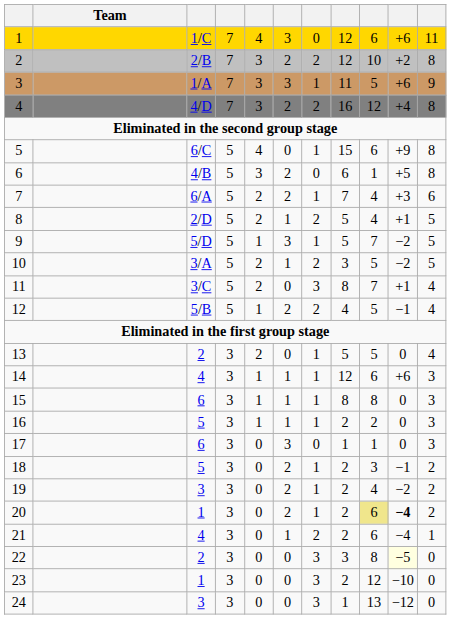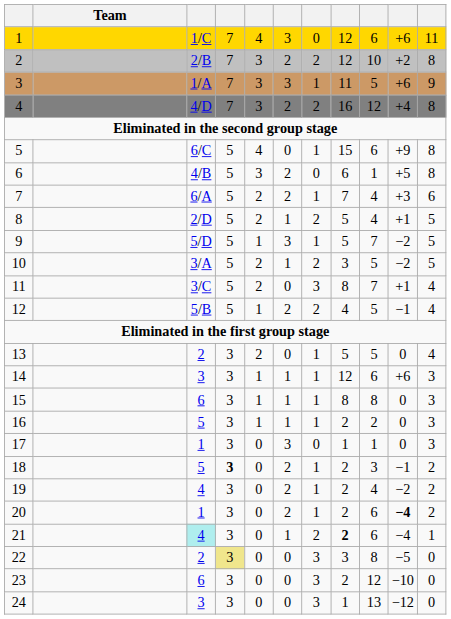(201, 377) 4 -> (201, 377) 3
(201, 444) 6 -> (201, 444) 1
(230, 467) normal -> (230, 467) bold
(201, 490) 3 -> (201, 490) 4
(374, 512) khaki background -> (374, 512) no background
(201, 535) no background -> (201, 535) paleturquoise background
(345, 535) normal -> (345, 535) bold
(230, 557) no background -> (230, 557) khaki background
(403, 557) lightyellow background -> (403, 557) no background
(201, 580) 1 -> (201, 580) 6
